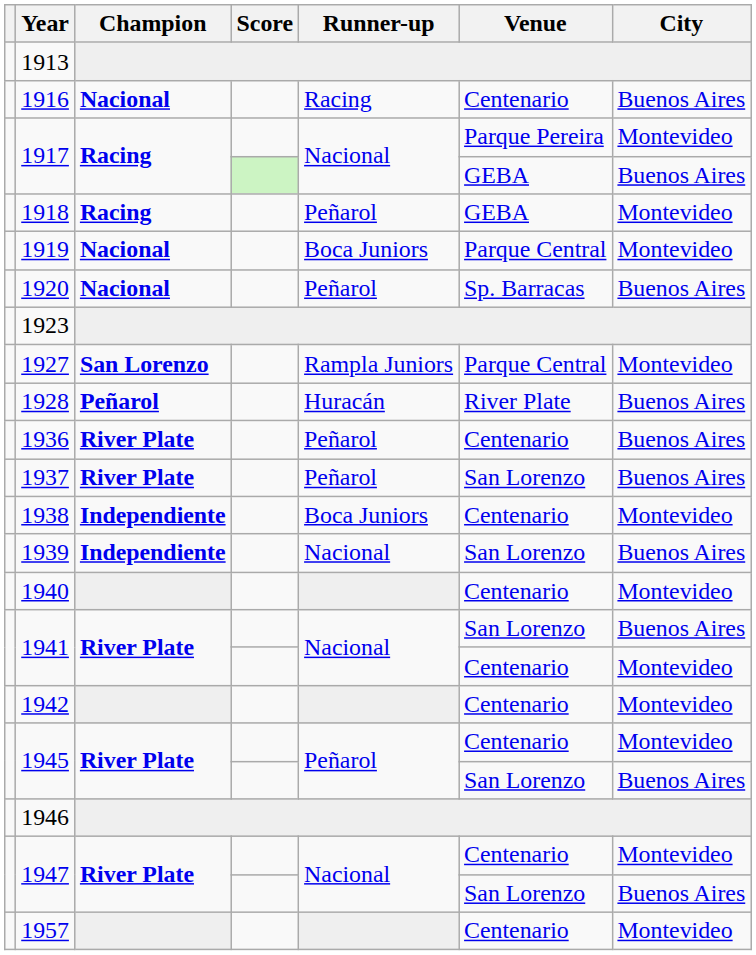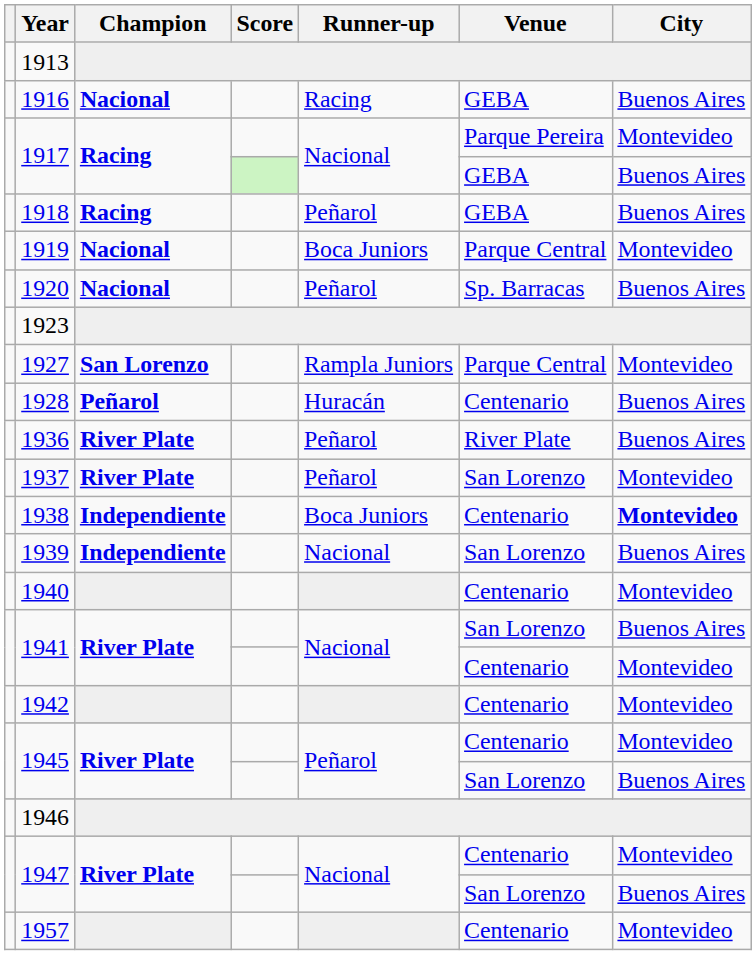(516, 99) Centenario -> (497, 99) GEBA
(675, 212) Montevideo -> (681, 212) Buenos Aires
(517, 401) River Plate -> (516, 401) Centenario
(516, 439) Centenario -> (517, 439) River Plate
(681, 477) Buenos Aires -> (675, 477) Montevideo
(675, 514) normal -> (678, 514) bold
